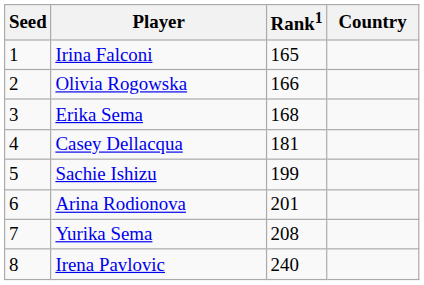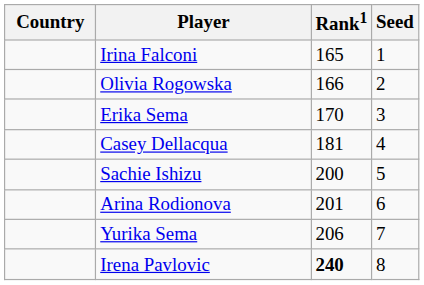columns swapped: (373, 22) <-> (28, 22)
(285, 114) 168 -> (330, 114) 170
(285, 174) 199 -> (330, 174) 200
(285, 234) 208 -> (330, 234) 206
(285, 264) normal -> (330, 264) bold
